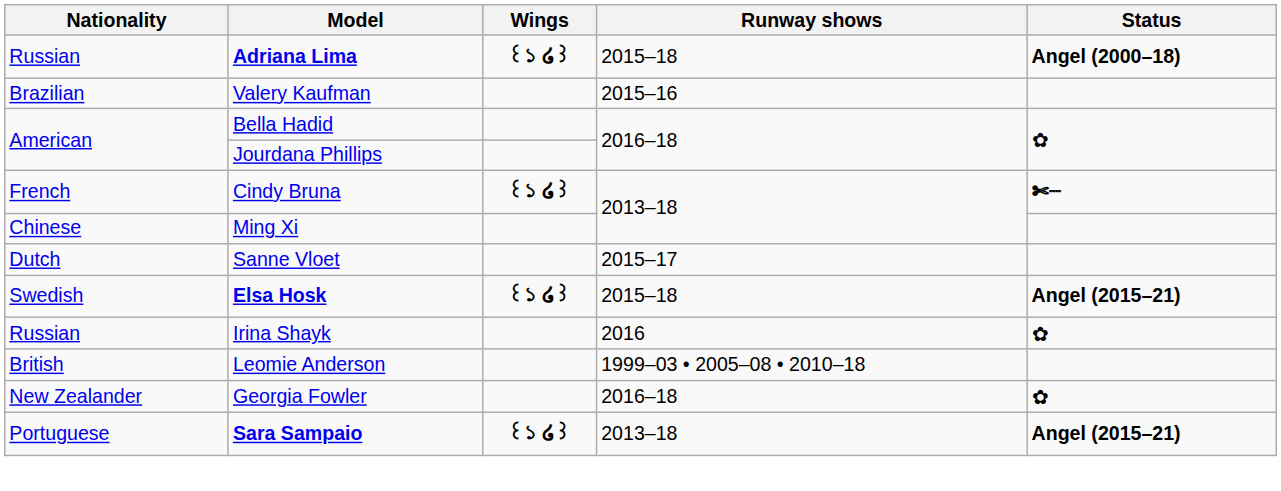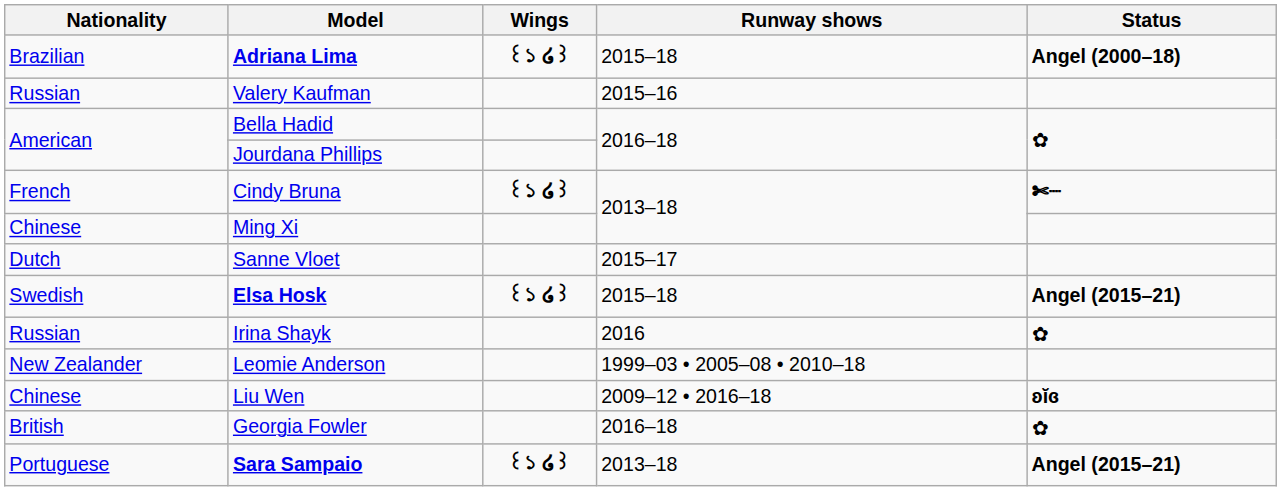(45, 56) Russian -> (47, 56) Brazilian
(47, 93) Brazilian -> (45, 93) Russian
(37, 364) British -> (76, 364) New Zealander
+ row: (269, 395)
(76, 396) New Zealander -> (37, 427) British
